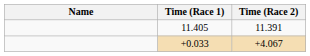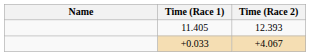(269, 28) 11.391 -> (269, 28) 12.393
